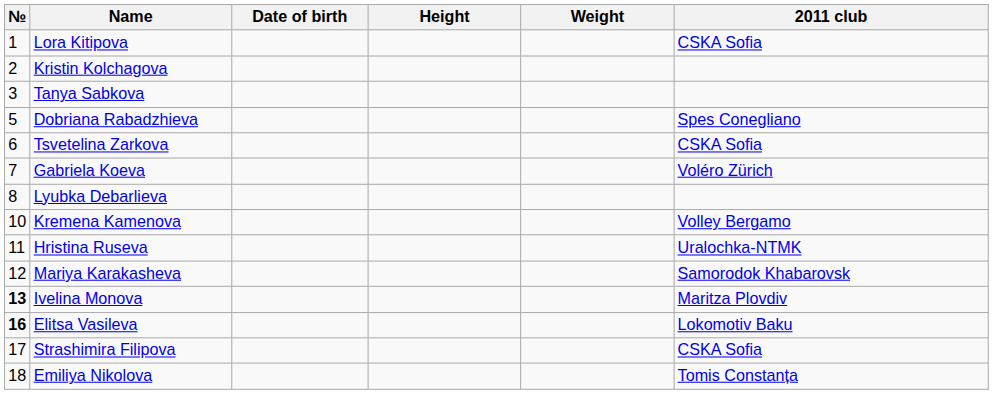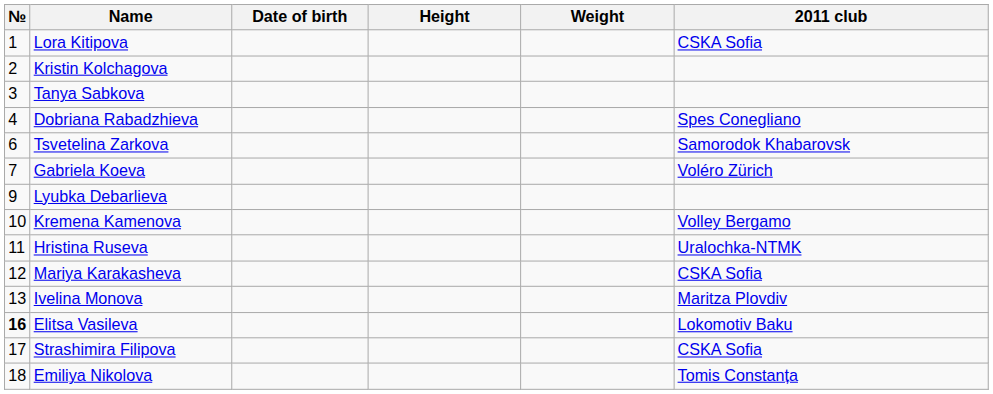(13, 119) 5 -> (13, 119) 4
(720, 145) CSKA Sofia -> (764, 145) Samorodok Khabarovsk
(13, 196) 8 -> (13, 196) 9
(764, 273) Samorodok Khabarovsk -> (720, 273) CSKA Sofia
(17, 299) bold -> (17, 299) normal
